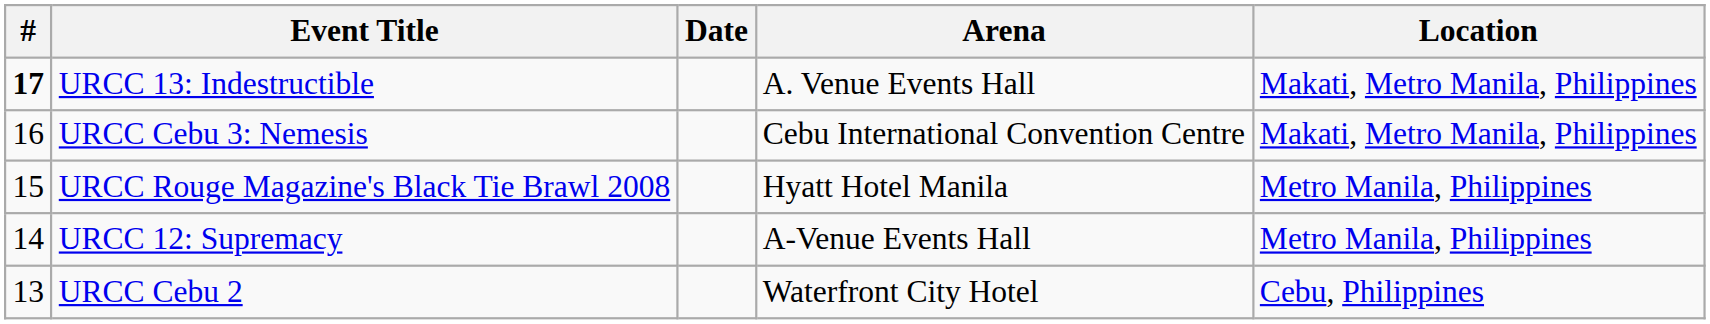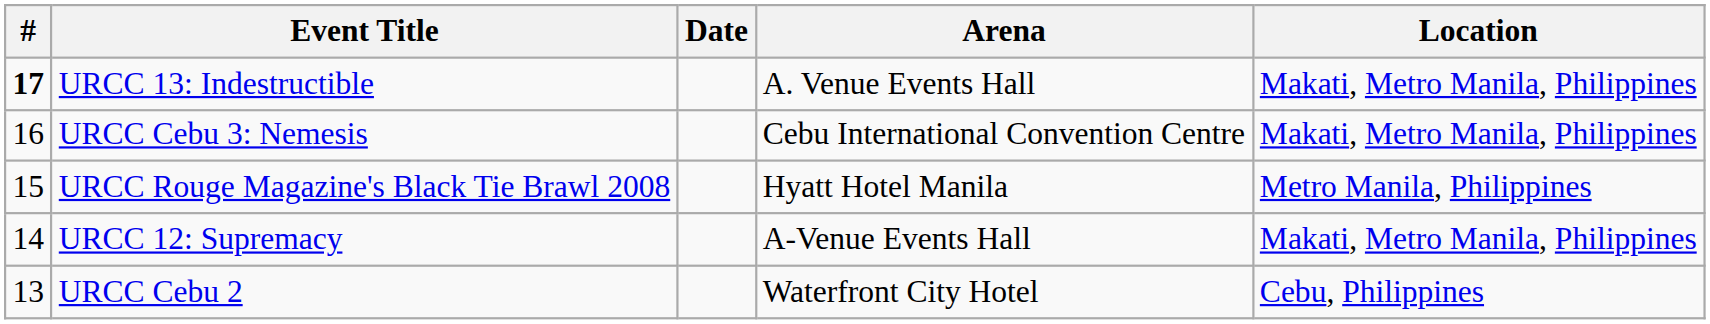(1426, 238) Metro Manila, Philippines -> (1478, 238) Makati, Metro Manila, Philippines
